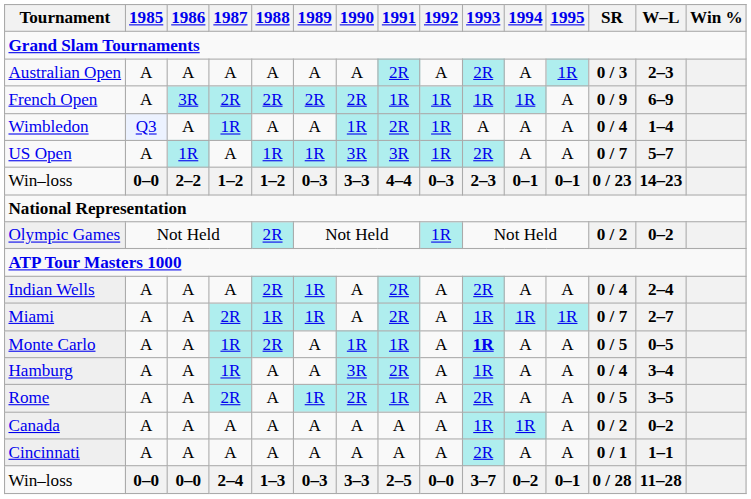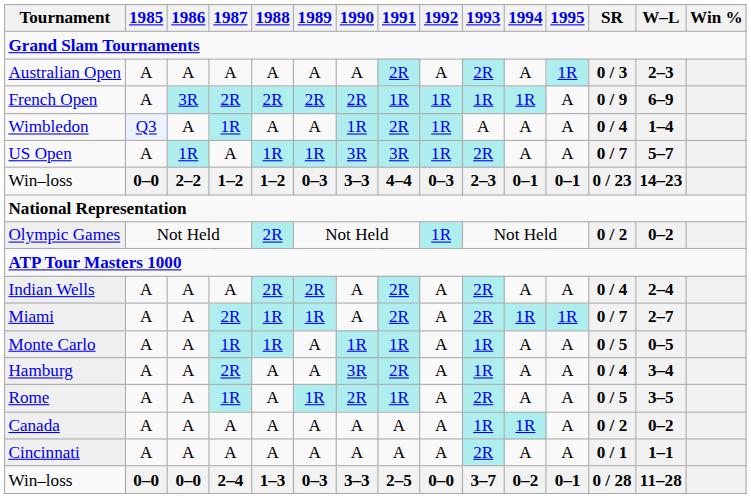(315, 289) 1R -> (315, 289) 2R
(483, 316) 1R -> (483, 316) 2R
(273, 343) 2R -> (273, 343) 1R
(483, 343) bold -> (483, 343) normal
(230, 371) 1R -> (230, 371) 2R
(230, 398) 2R -> (230, 398) 1R
